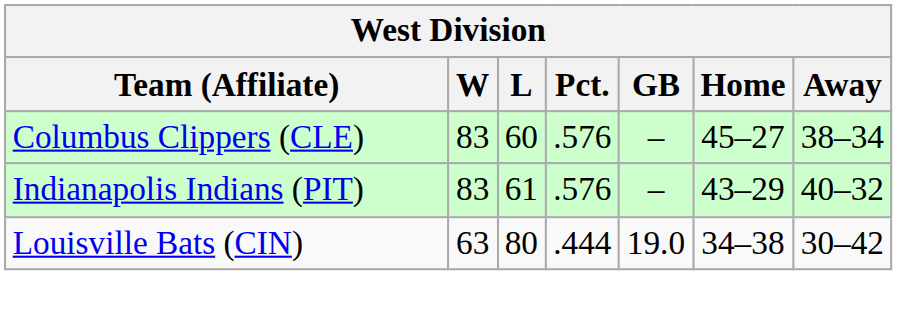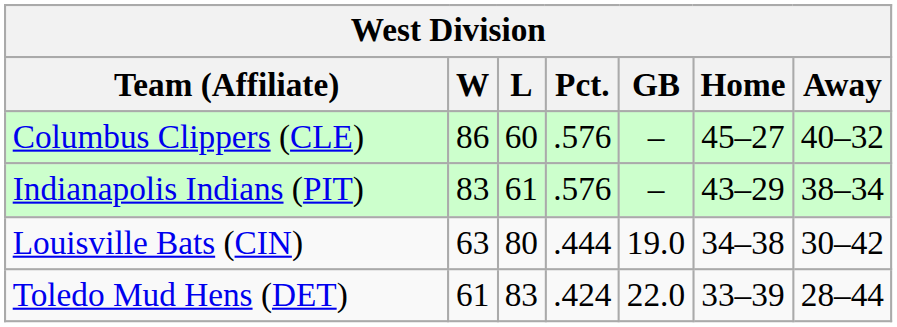(473, 136) 83 -> (473, 136) 86
(842, 136) 38–34 -> (842, 136) 40–32
(842, 189) 40–32 -> (842, 189) 38–34
+ row: (180, 294)
